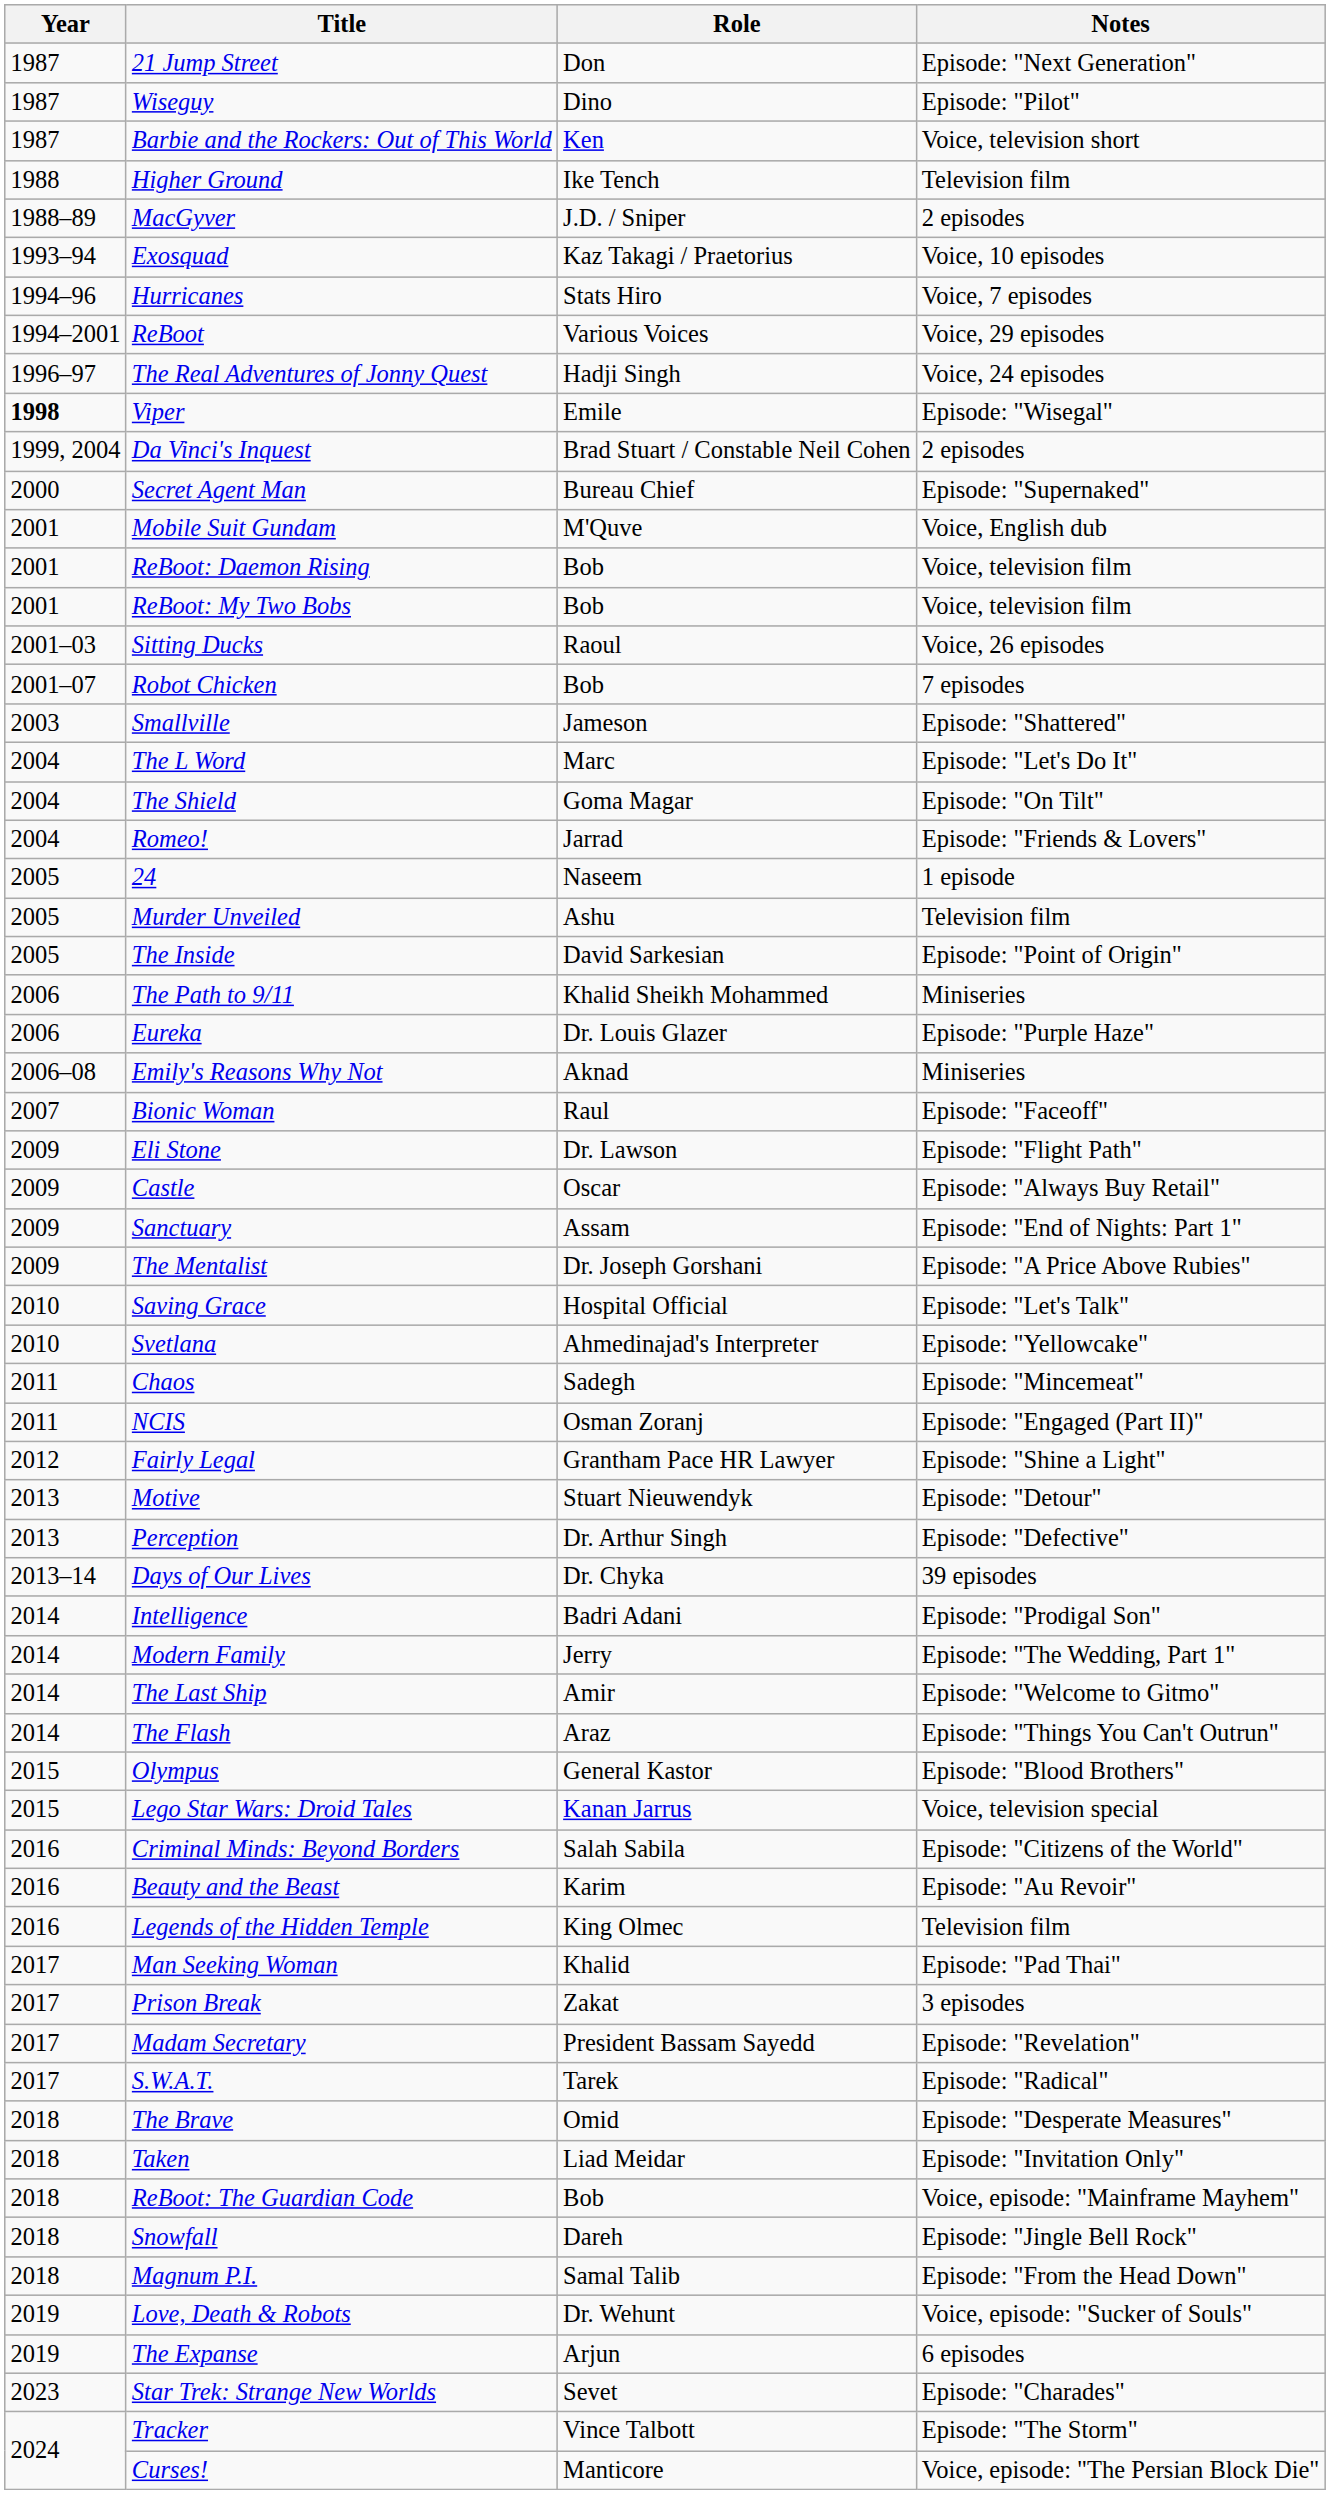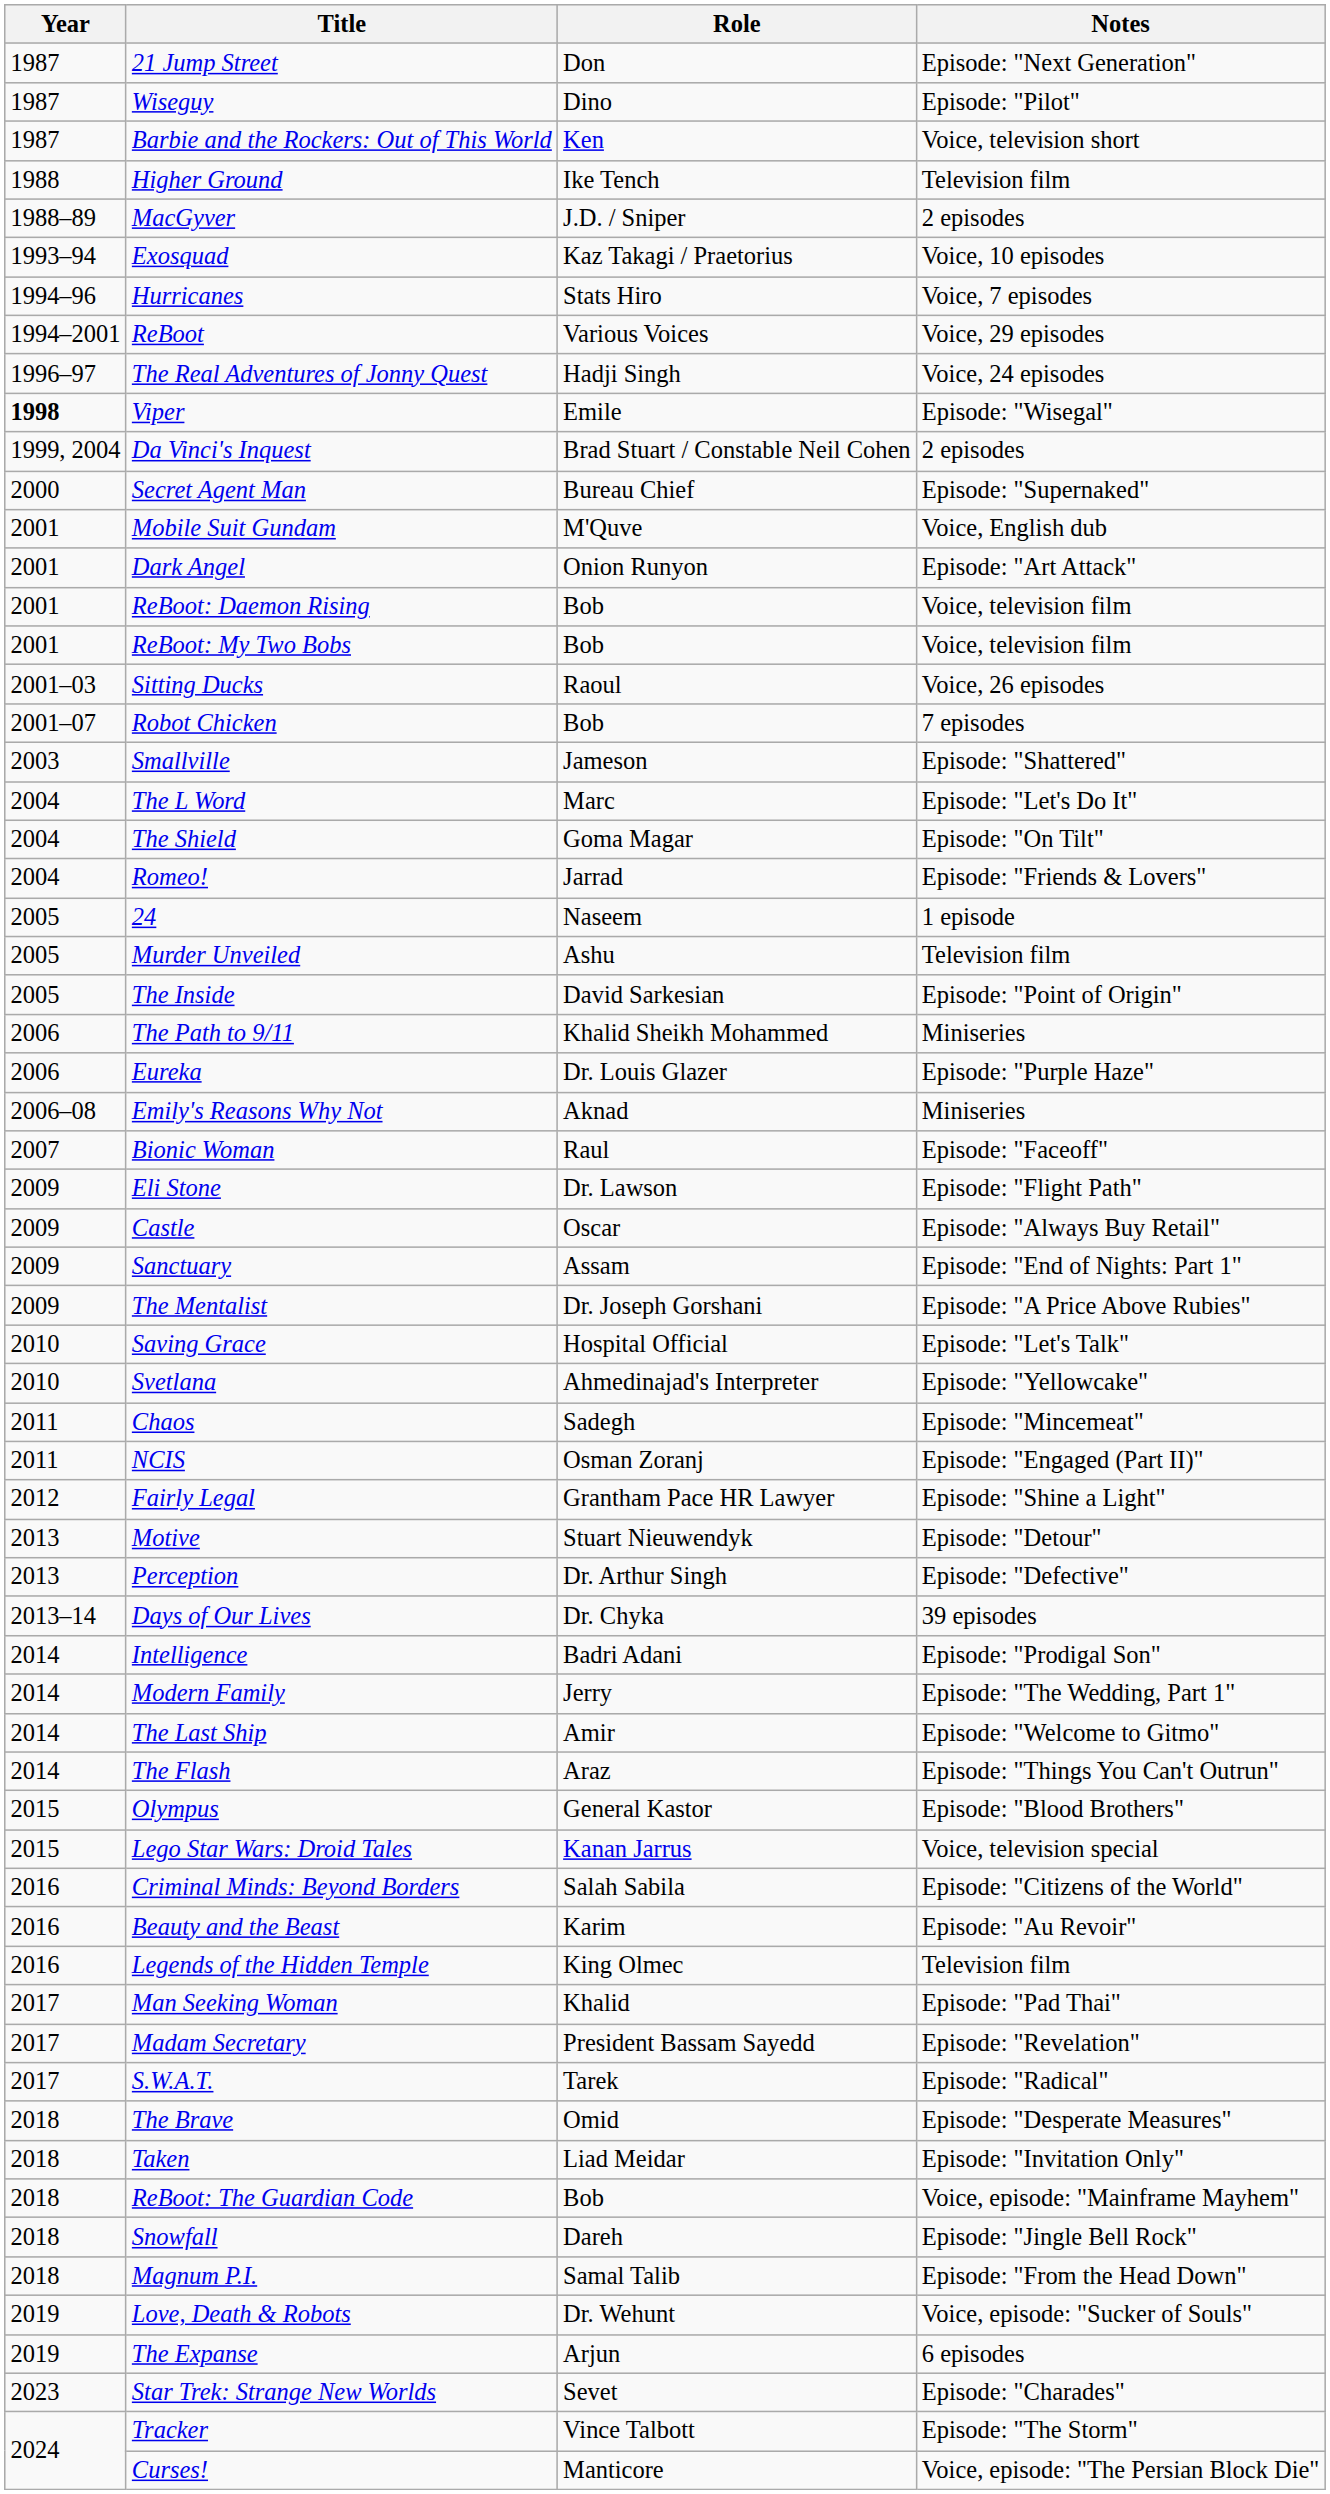+ row: (188, 567)
- row: (196, 2003)
